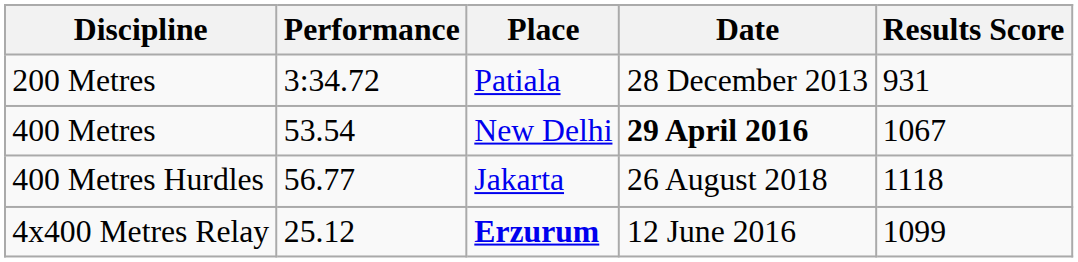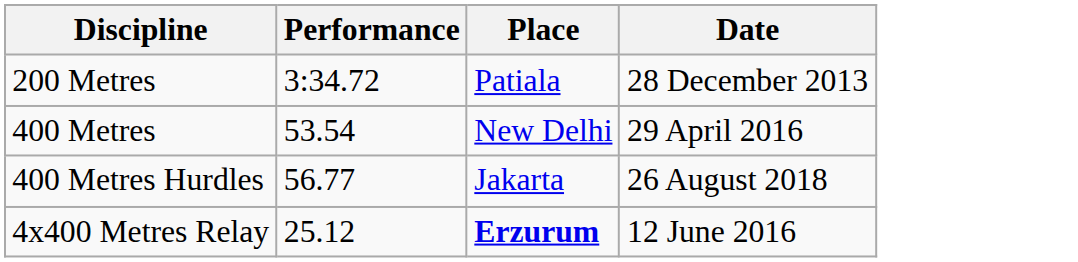- column: (973, 29)
(718, 130) bold -> (715, 130) normal
